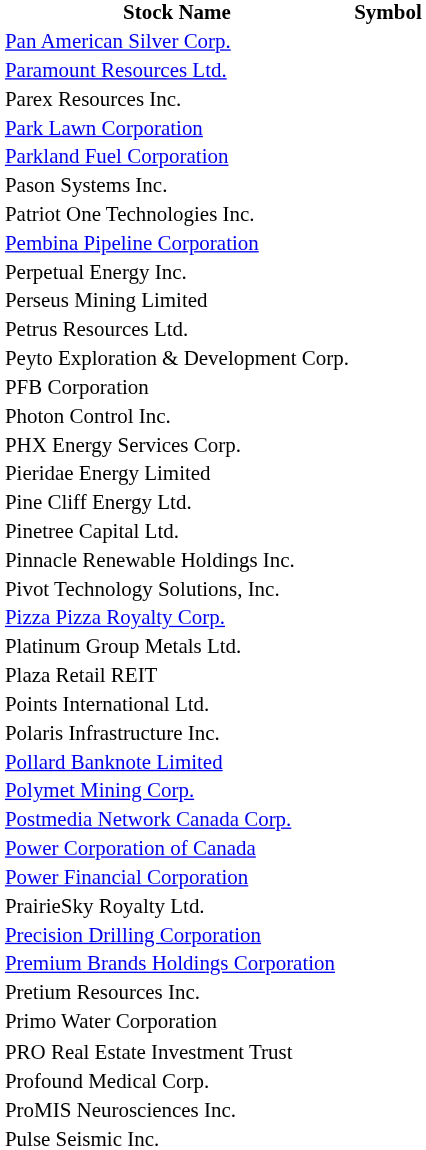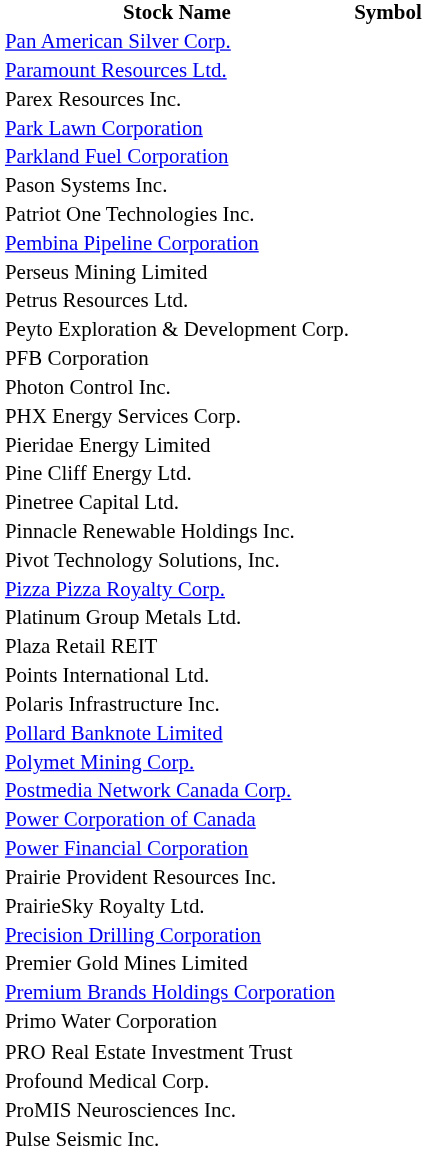- row: (96, 271)
+ row: (141, 877)
+ row: (126, 963)
- row: (102, 992)
